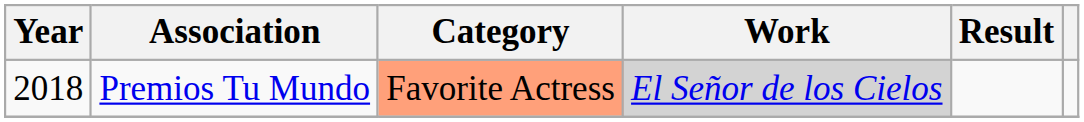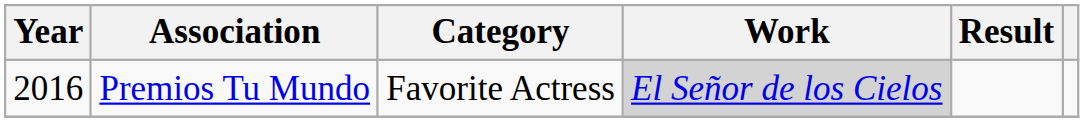(48, 87) 2018 -> (48, 87) 2016
(501, 87) lightsalmon background -> (501, 87) no background
